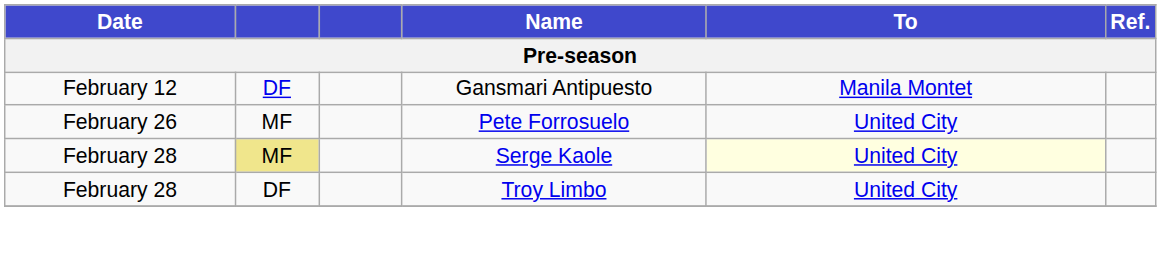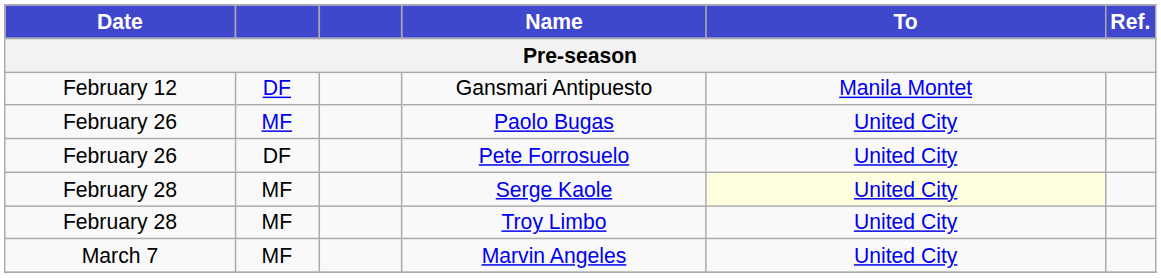+ row: (554, 122)
(277, 122) MF -> (277, 156) DF
(277, 156) khaki background -> (277, 189) no background
(277, 189) DF -> (277, 223) MF
+ row: (554, 256)
